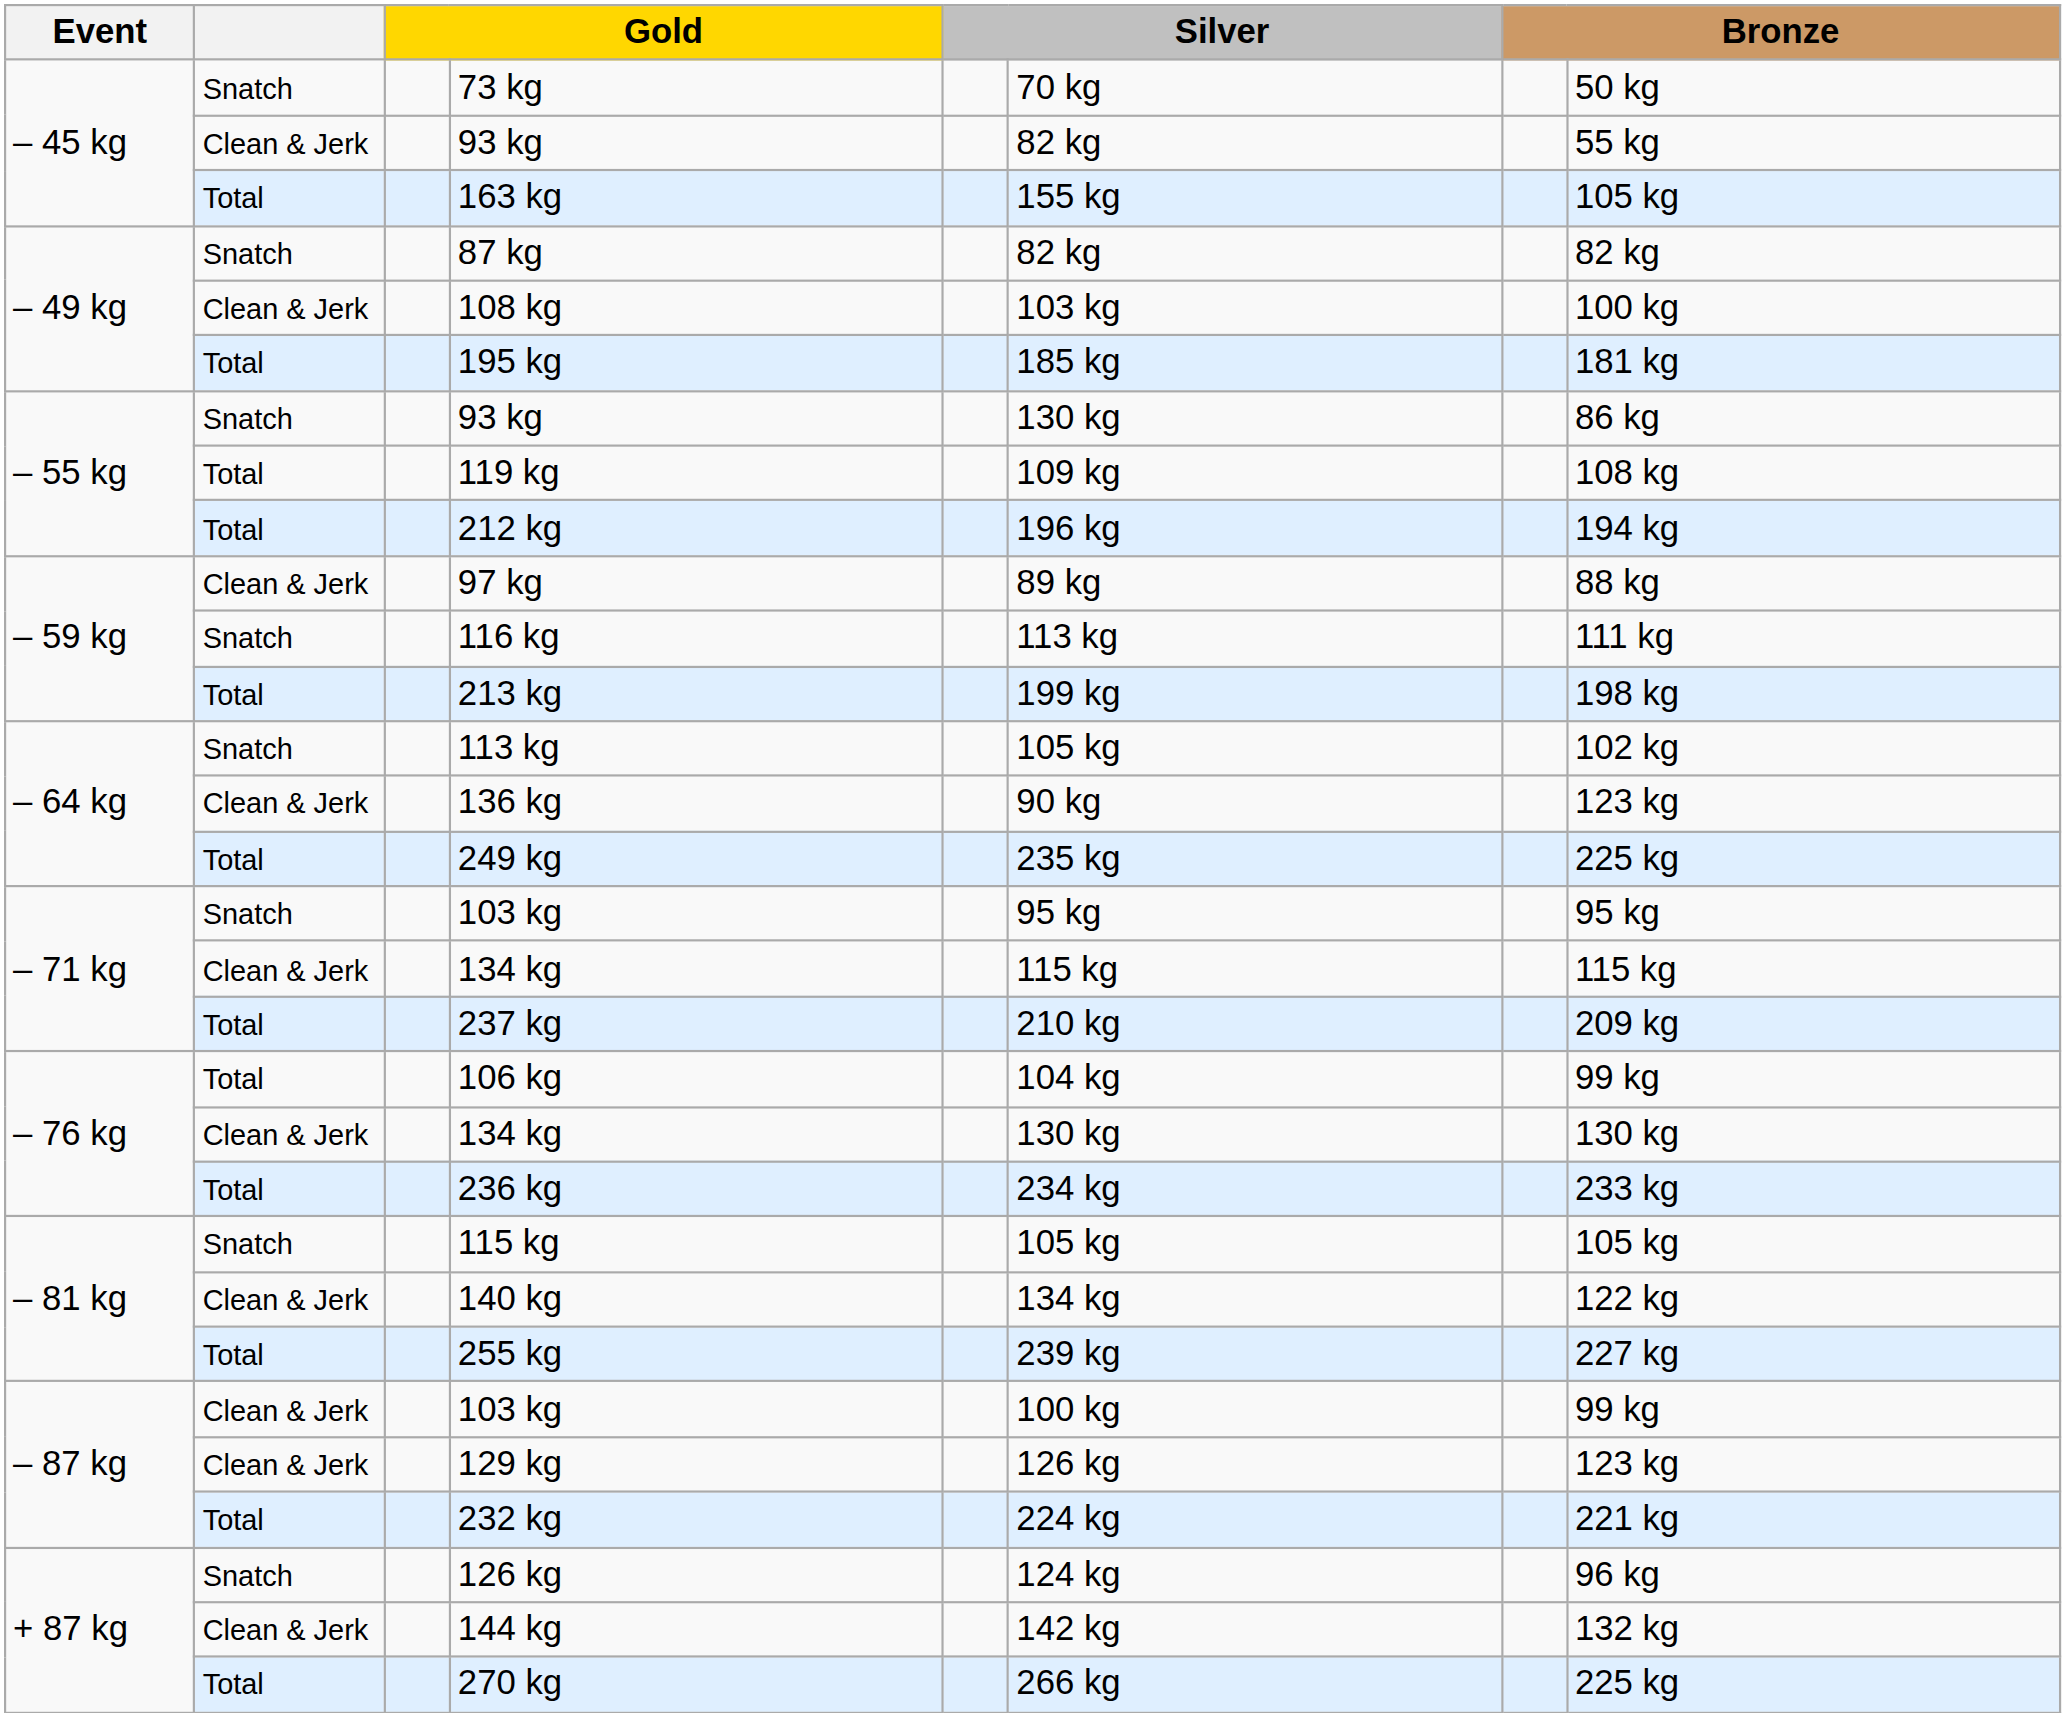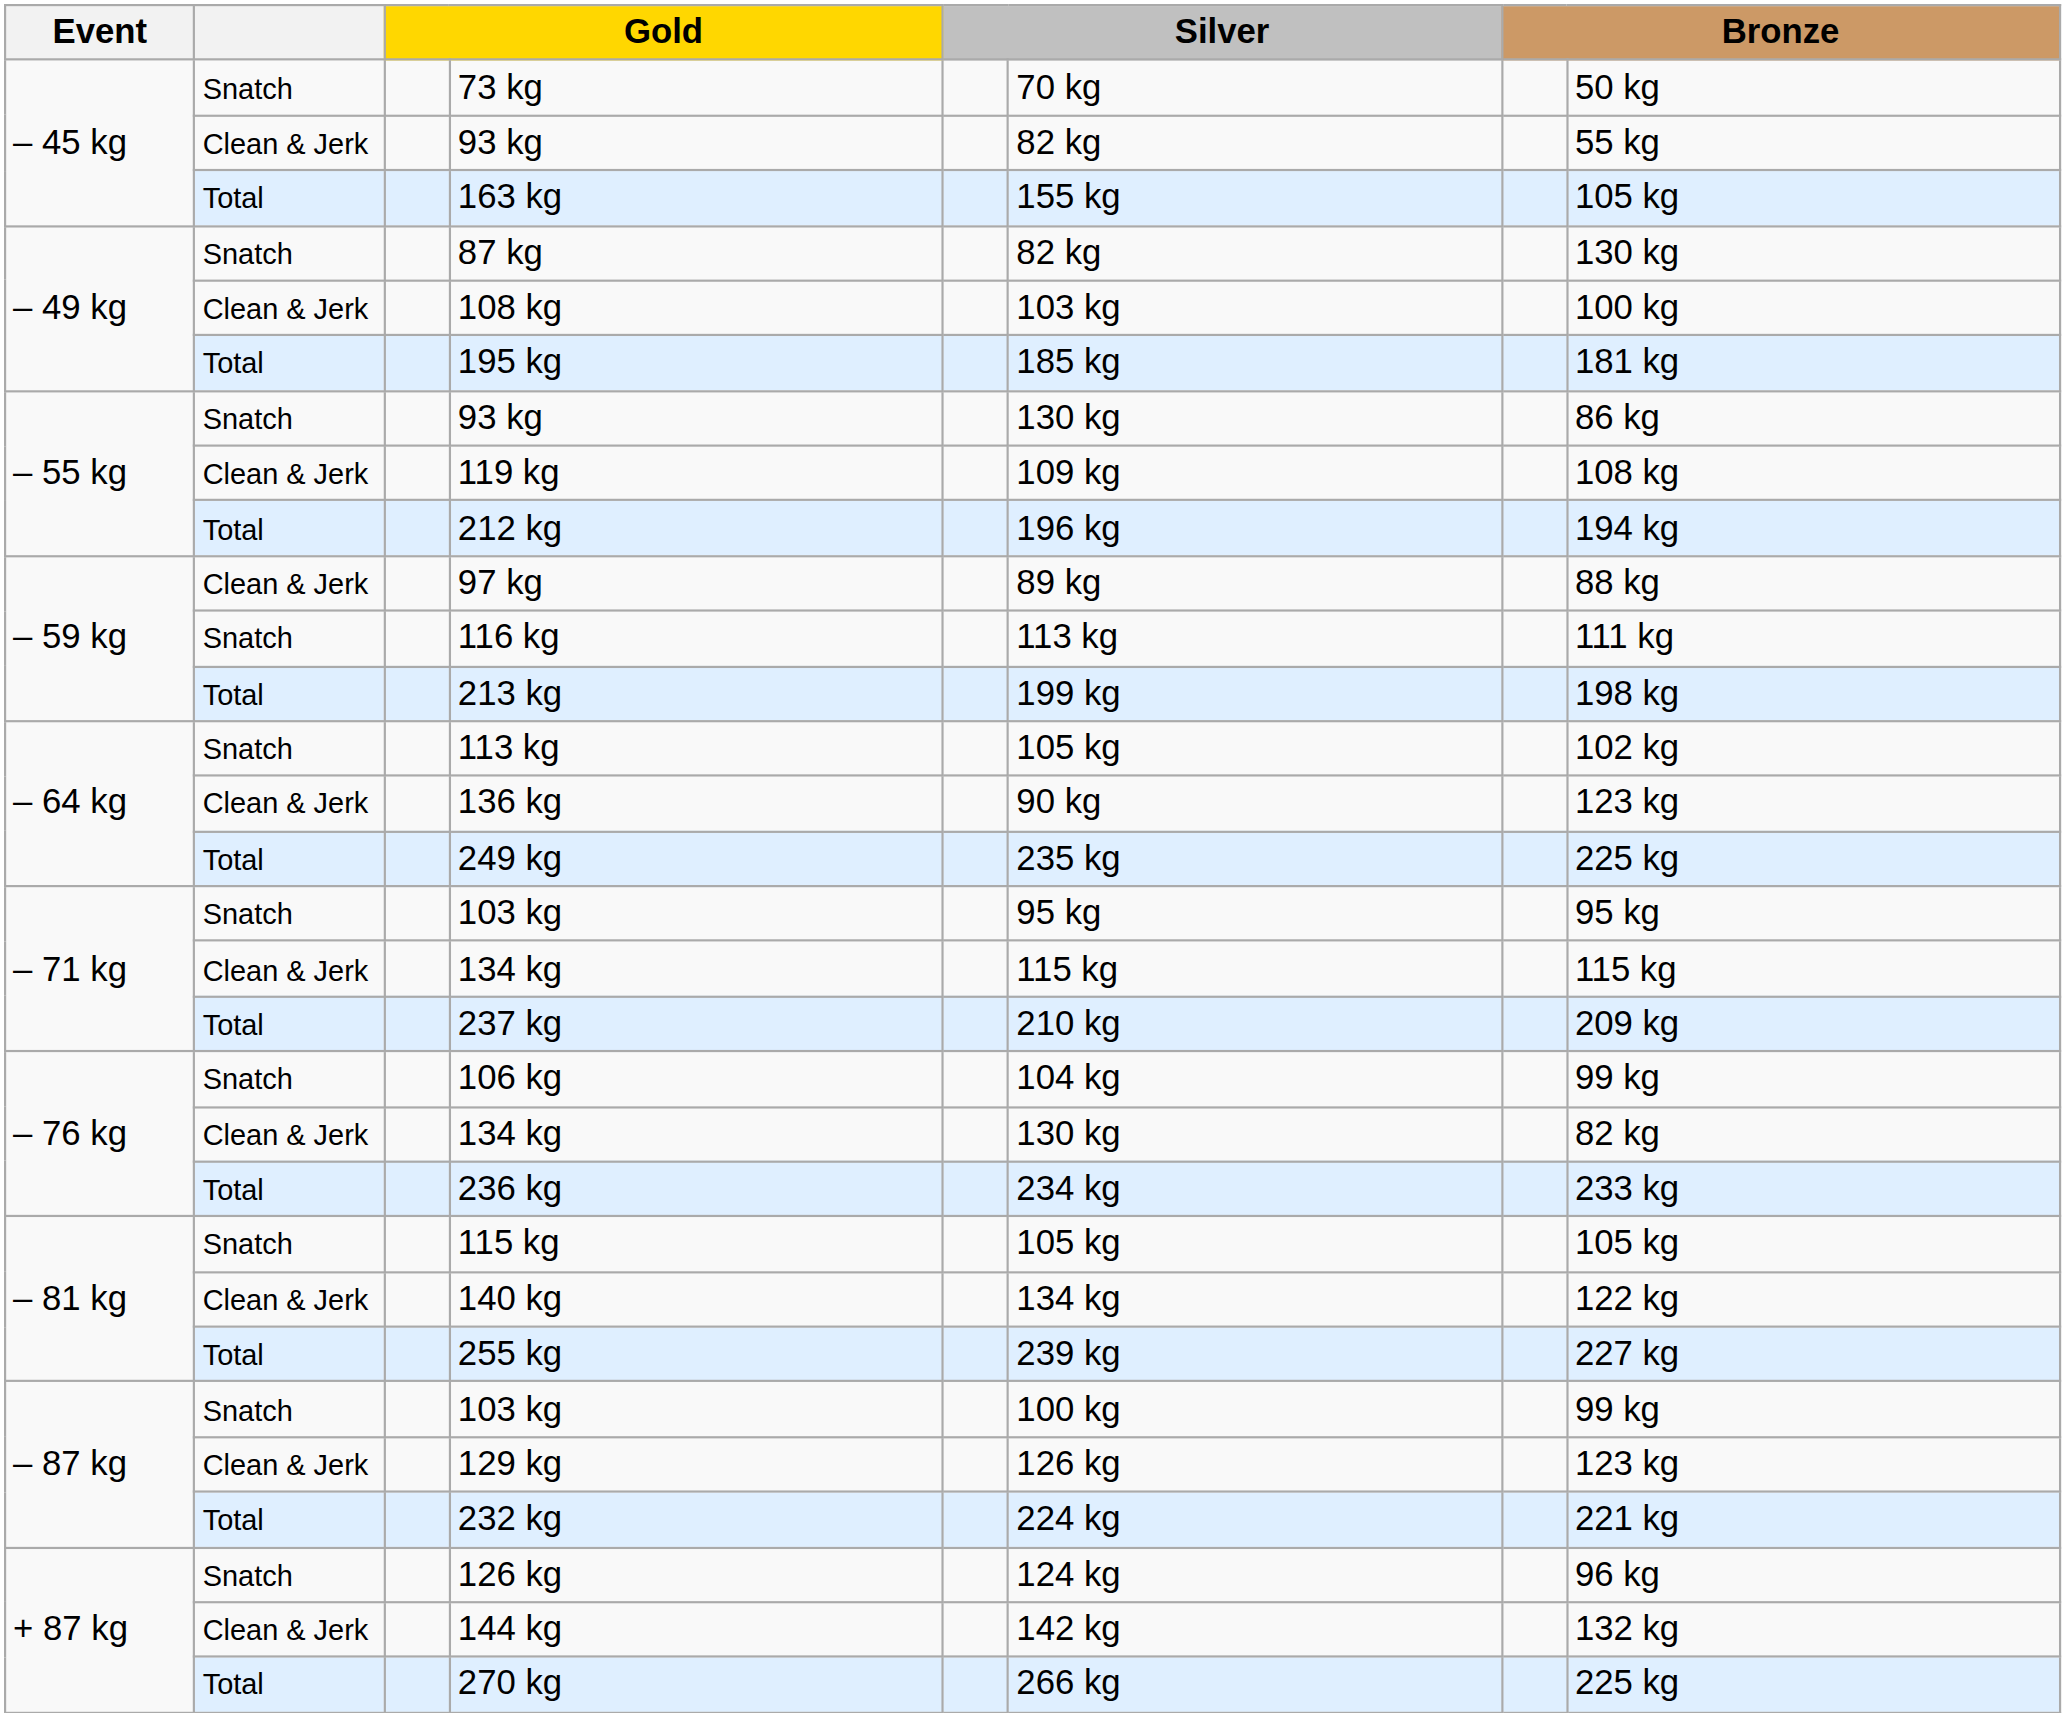(1617, 252) 82 kg -> (1627, 252) 130 kg
(233, 474) Total -> (285, 474) Clean & Jerk
(233, 1080) Total -> (248, 1080) Snatch
(1627, 1133) 130 kg -> (1617, 1133) 82 kg
(285, 1410) Clean & Jerk -> (248, 1410) Snatch
